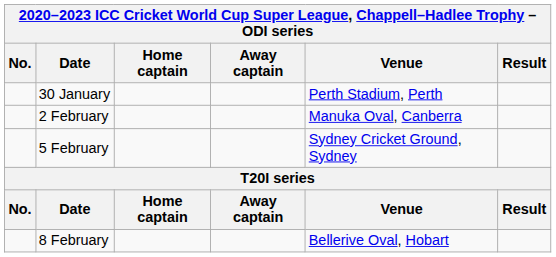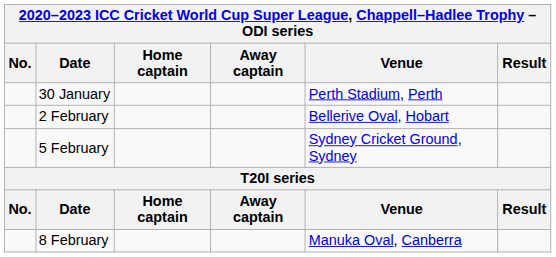(385, 116) Manuka Oval, Canberra -> (379, 116) Bellerive Oval, Hobart
(379, 240) Bellerive Oval, Hobart -> (385, 240) Manuka Oval, Canberra
